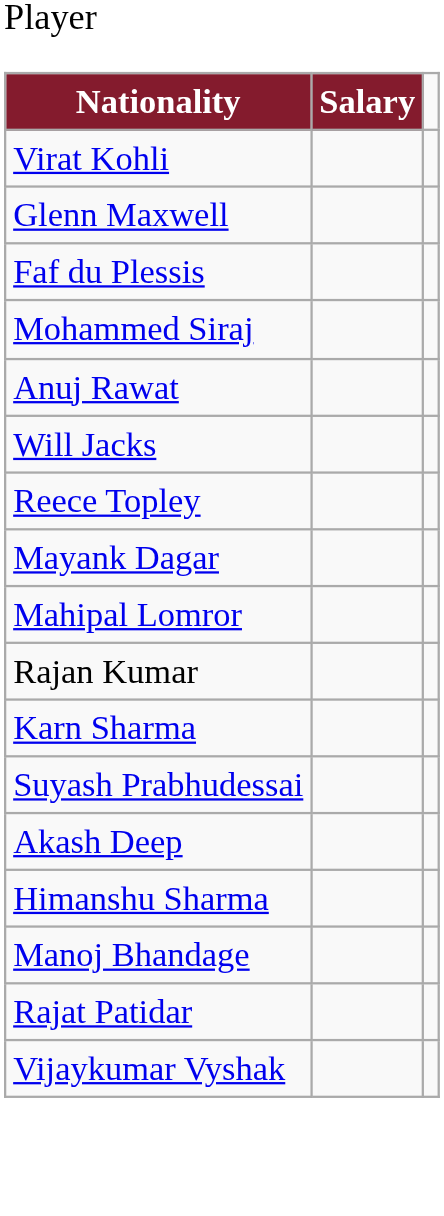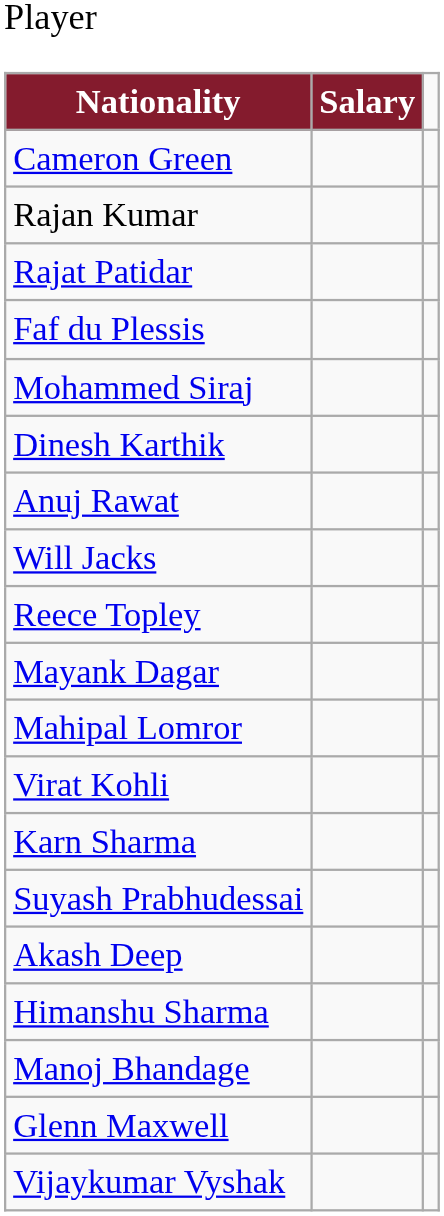+ row: (123, 158)
rows swapped: (91, 158) <-> (106, 670)
rows swapped: (121, 215) <-> (103, 1011)
+ row: (119, 442)
